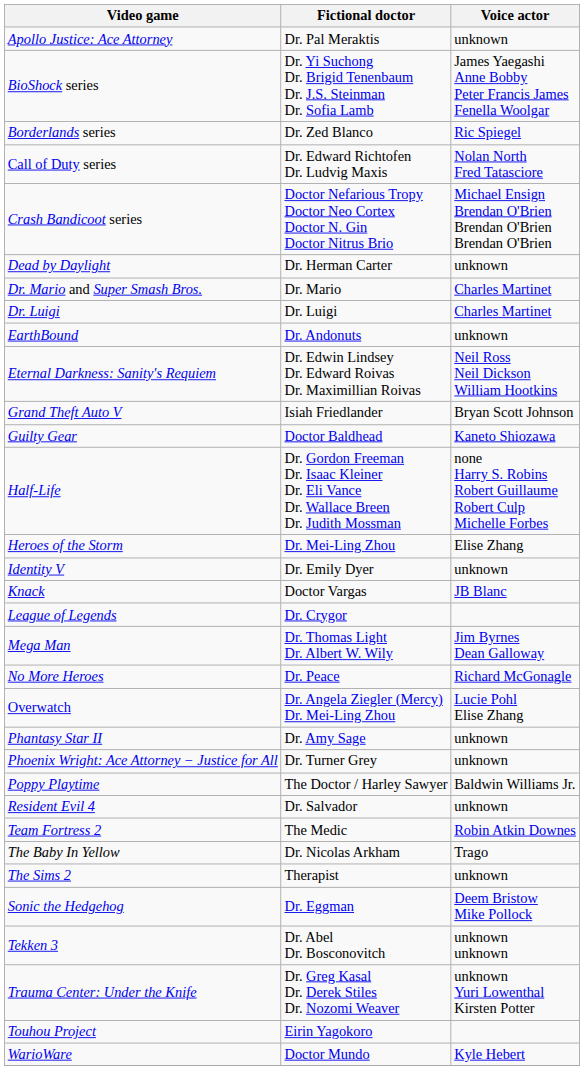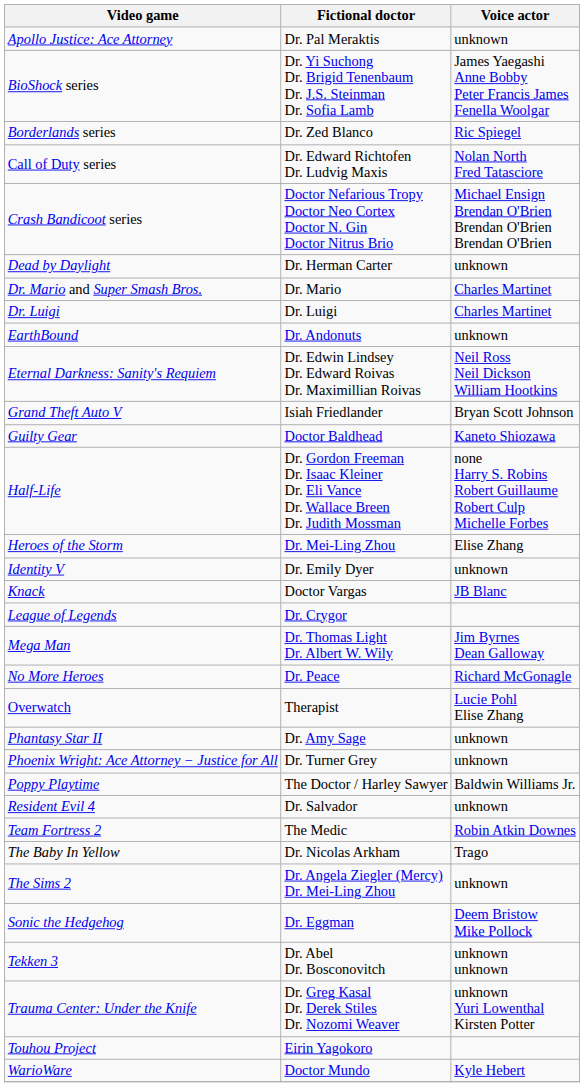(364, 707) Dr. Angela Ziegler (Mercy) Dr. Mei-Ling Zhou -> (312, 707) Therapist
(312, 875) Therapist -> (364, 883) Dr. Angela Ziegler (Mercy) Dr. Mei-Ling Zhou
